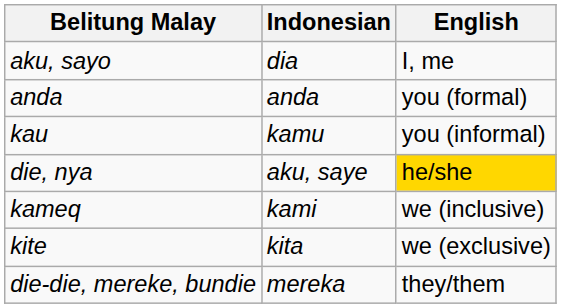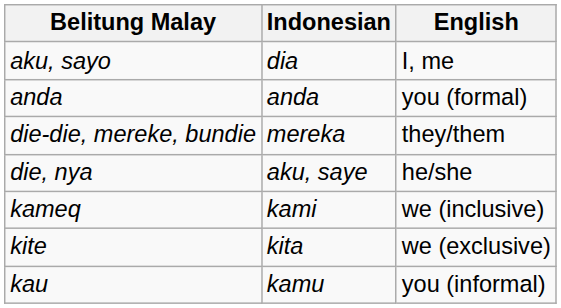rows swapped: (29, 135) <-> (133, 284)
(437, 172) gold background -> (437, 172) no background
